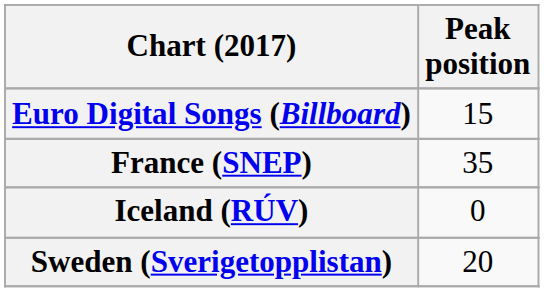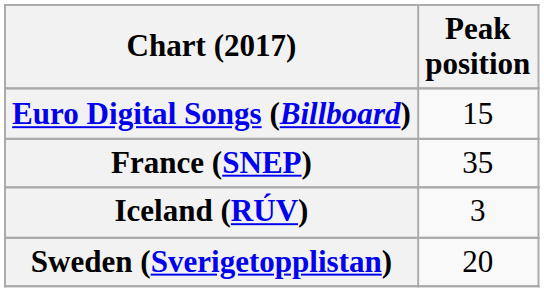(478, 211) 0 -> (478, 211) 3
